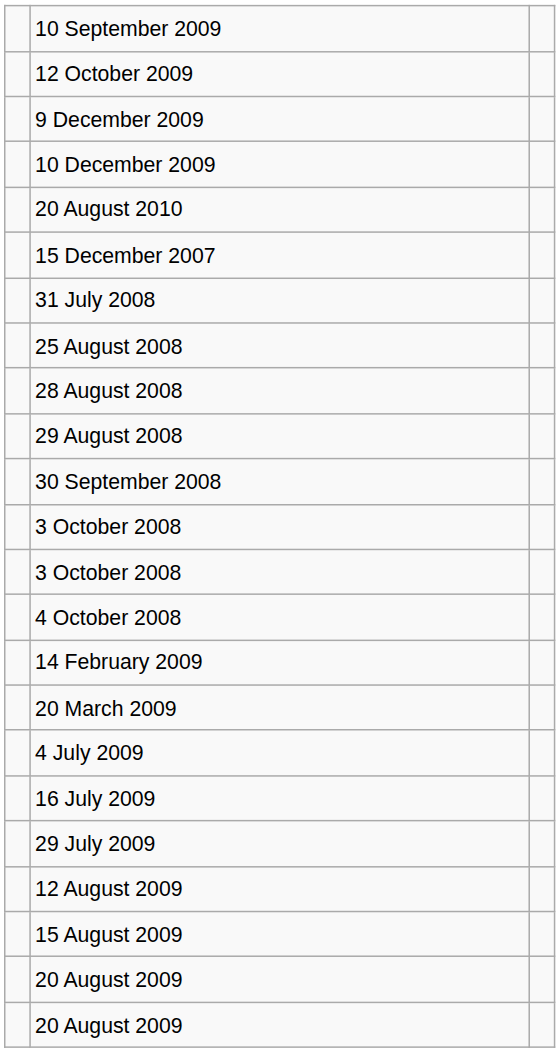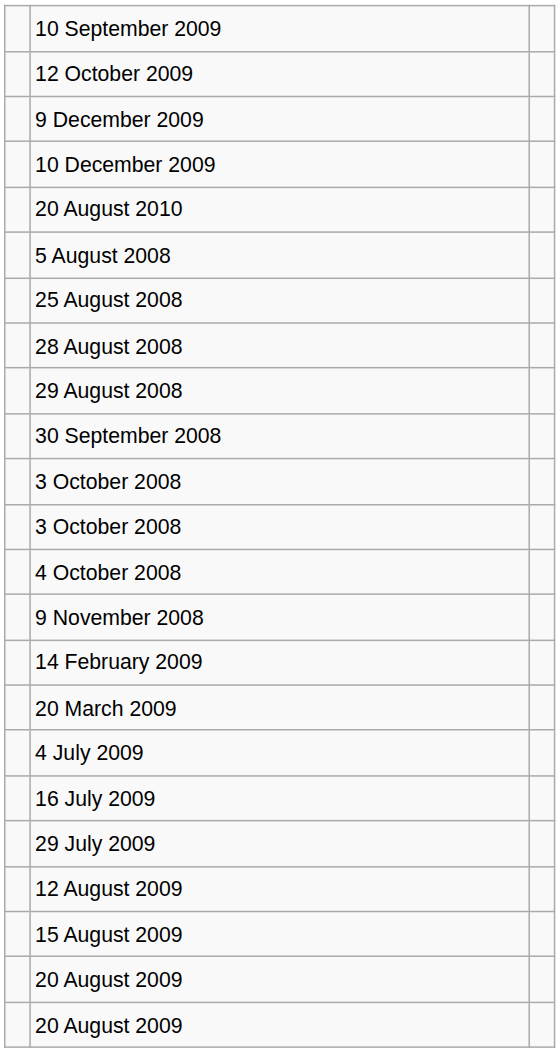- row: (17, 255)
- row: (17, 300)
+ row: (17, 255)
+ row: (17, 617)
